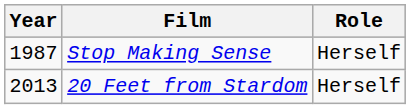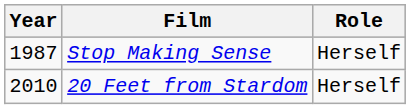(34, 86) 2013 -> (34, 86) 2010
